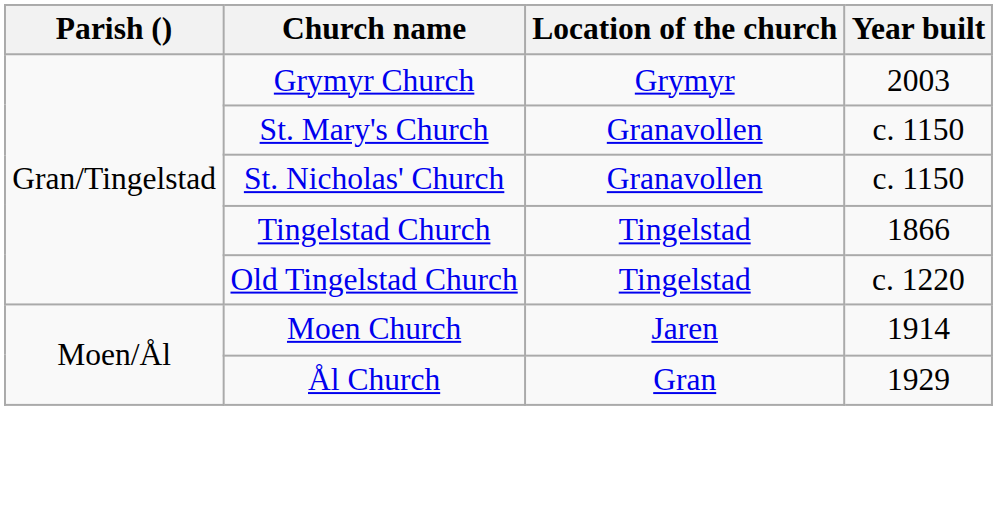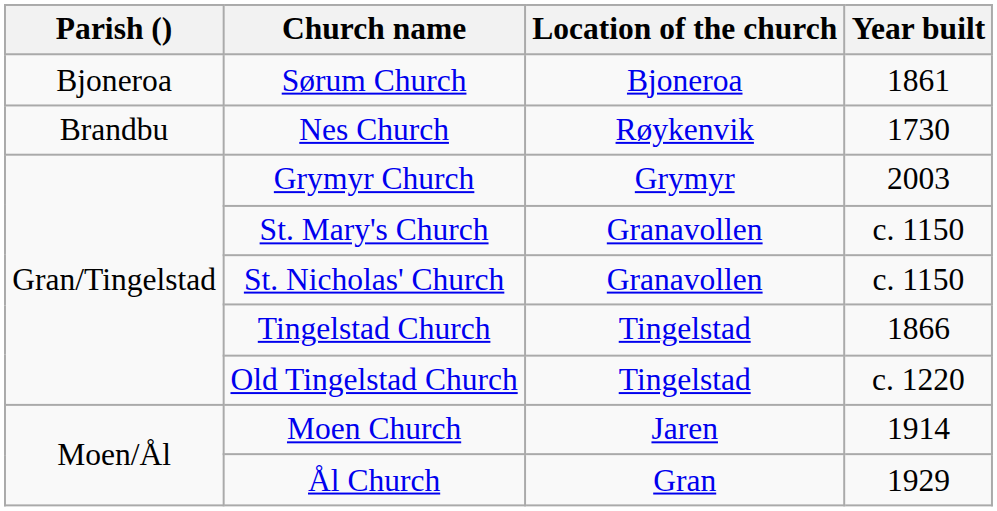+ row: (374, 79)
+ row: (374, 129)
